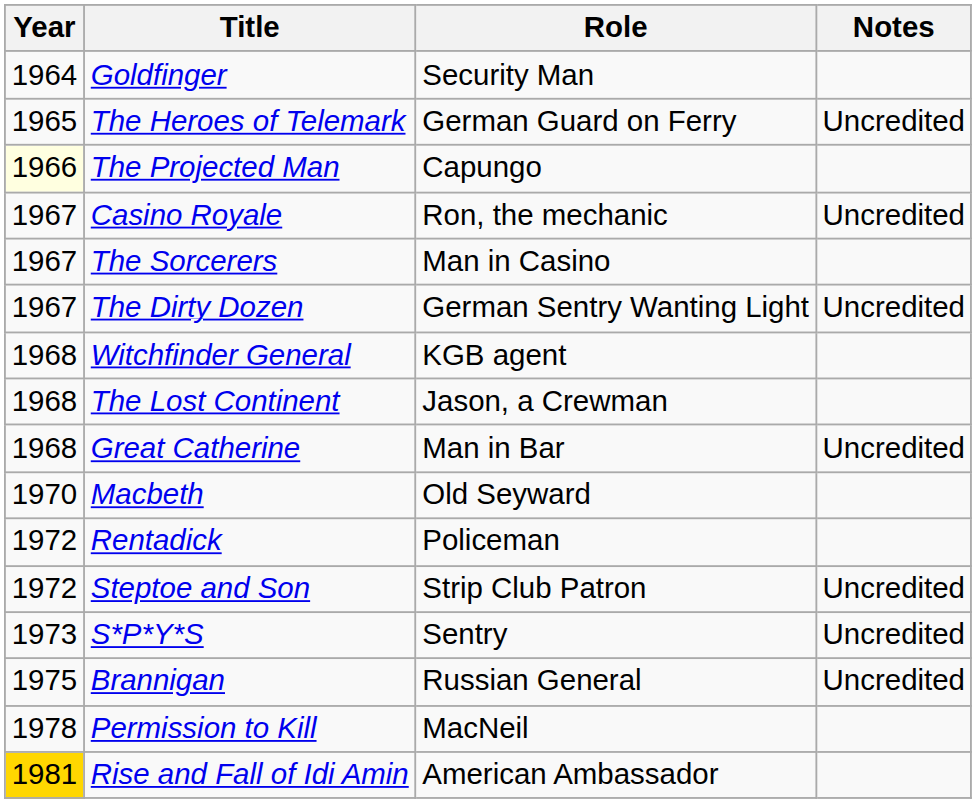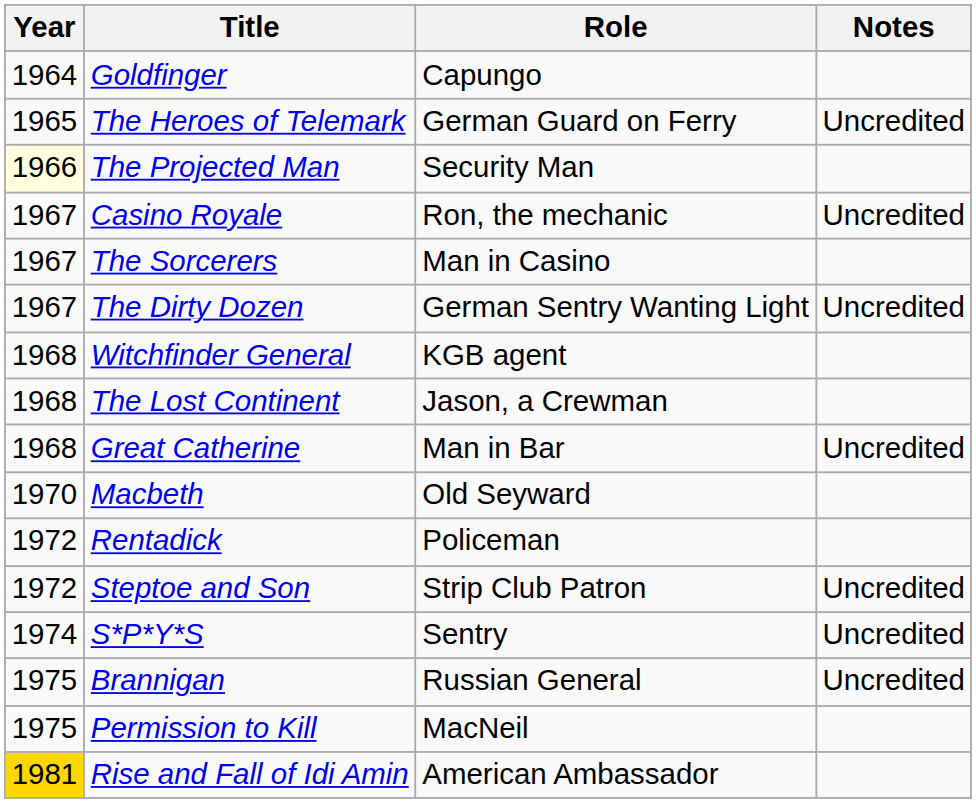(508, 74) Security Man -> (482, 74) Capungo
(482, 167) Capungo -> (508, 167) Security Man
(44, 634) 1973 -> (44, 634) 1974
(44, 728) 1978 -> (44, 728) 1975
